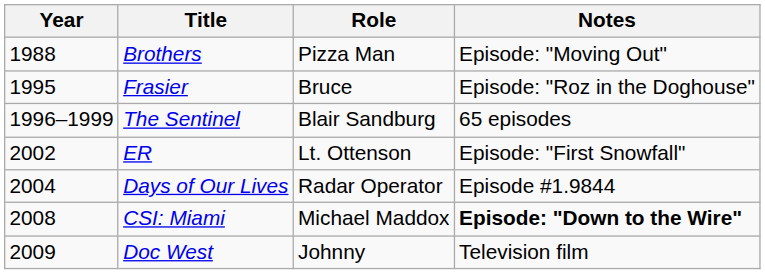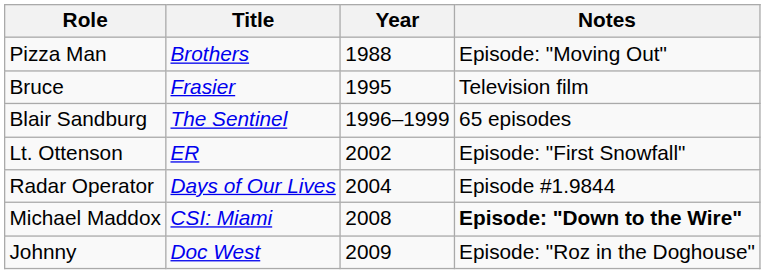columns swapped: (62, 20) <-> (374, 20)
(607, 86) Episode: "Roz in the Doghouse" -> (524, 86) Television film
(524, 251) Television film -> (607, 251) Episode: "Roz in the Doghouse"
